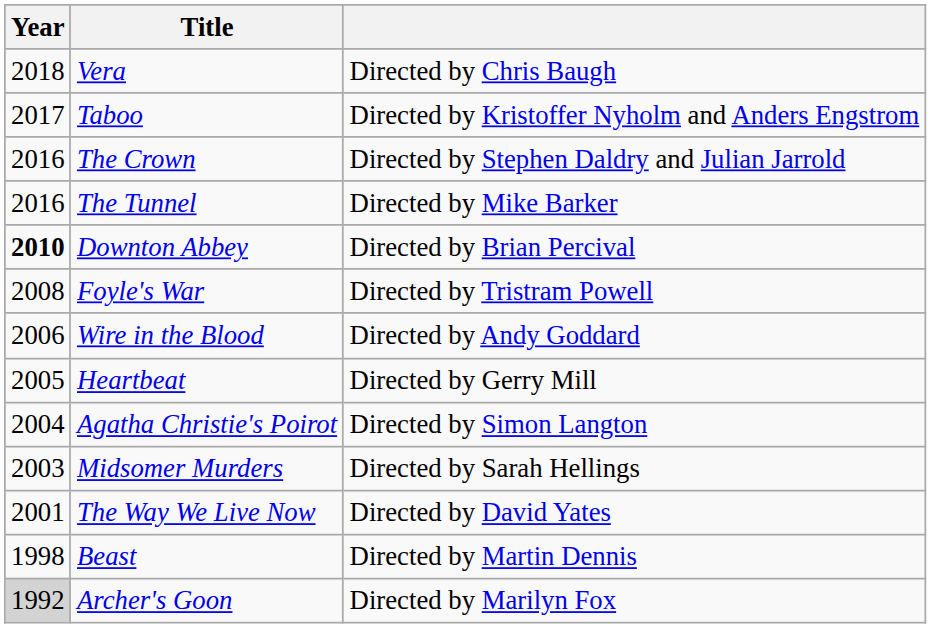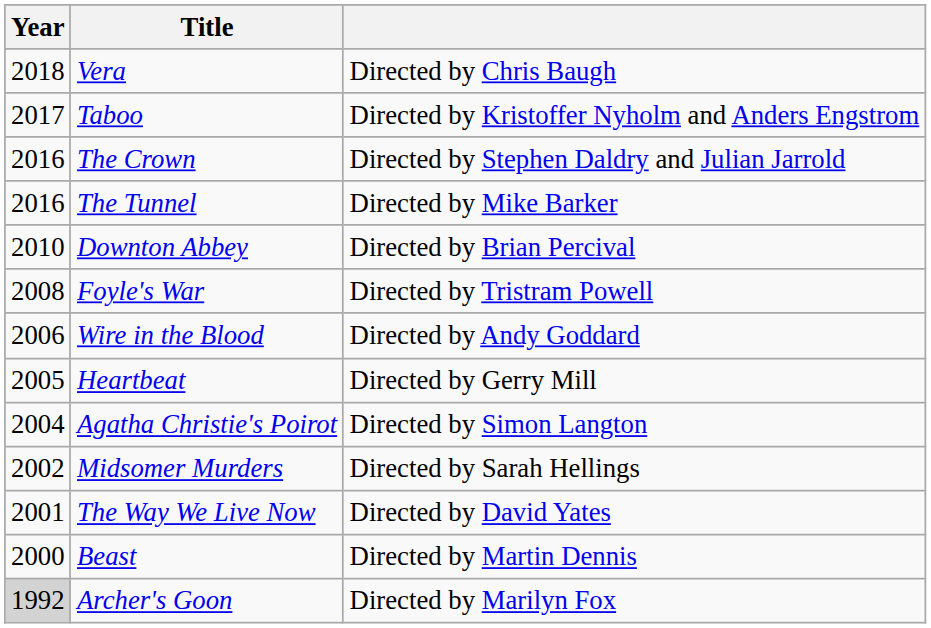(38, 247) bold -> (38, 247) normal
(38, 467) 2003 -> (38, 467) 2002
(38, 556) 1998 -> (38, 556) 2000
